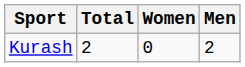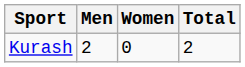columns swapped: (220, 19) <-> (107, 19)
